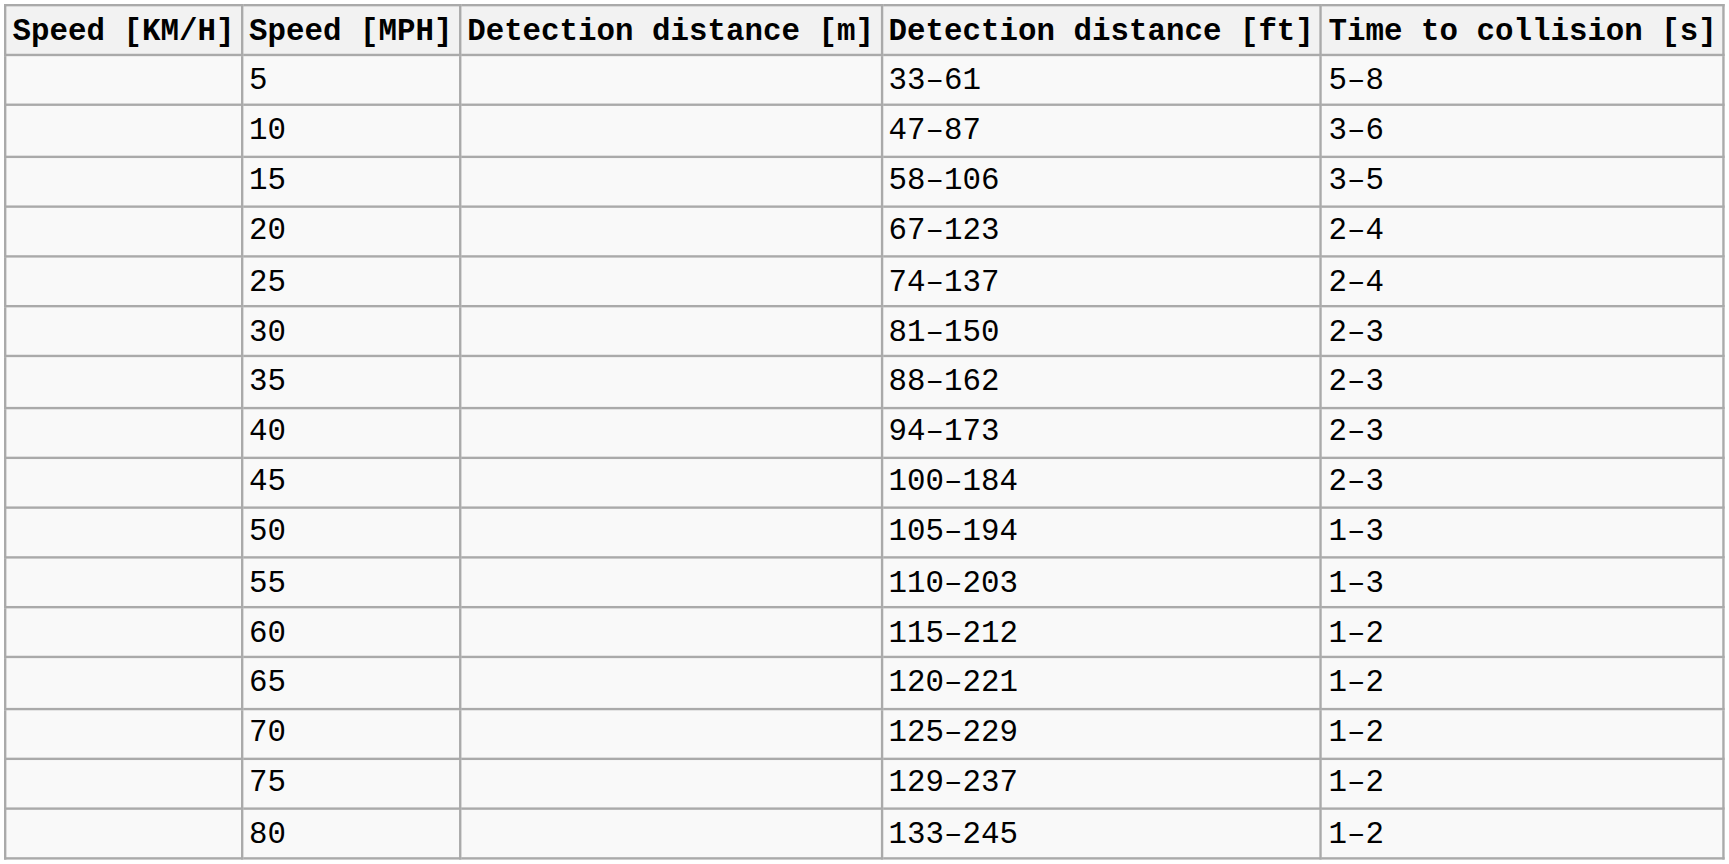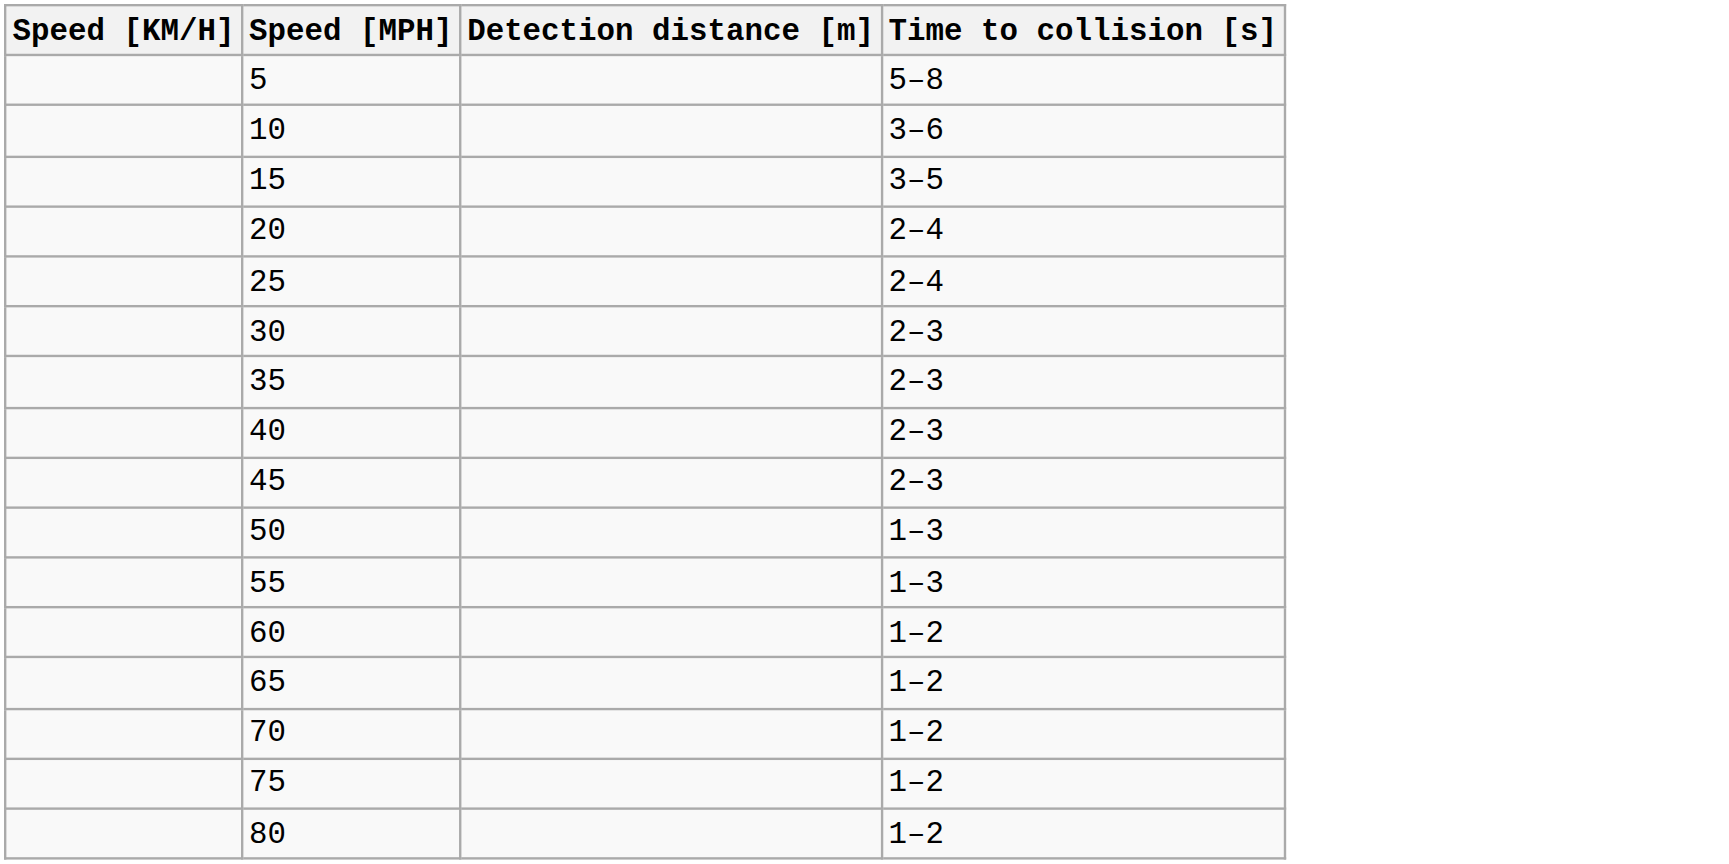- column: (1101, 30)
